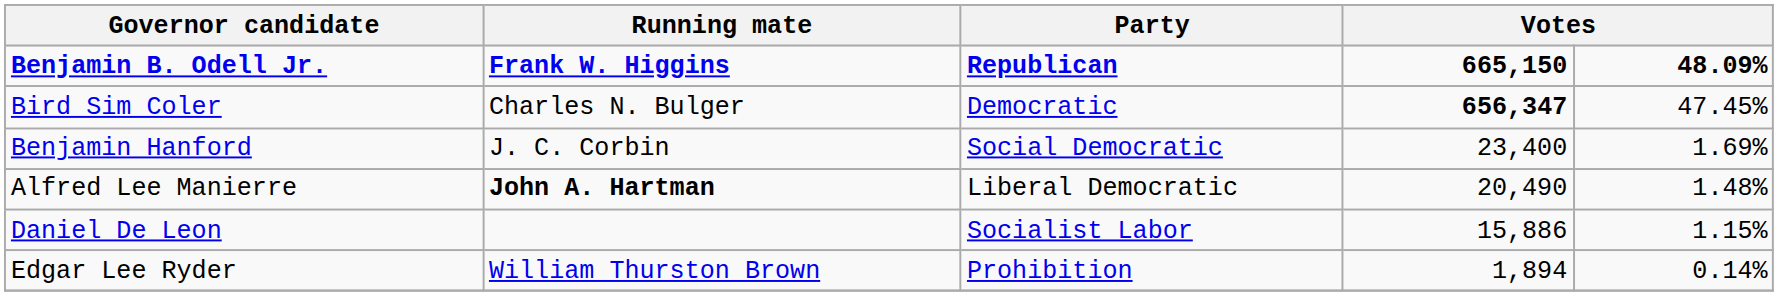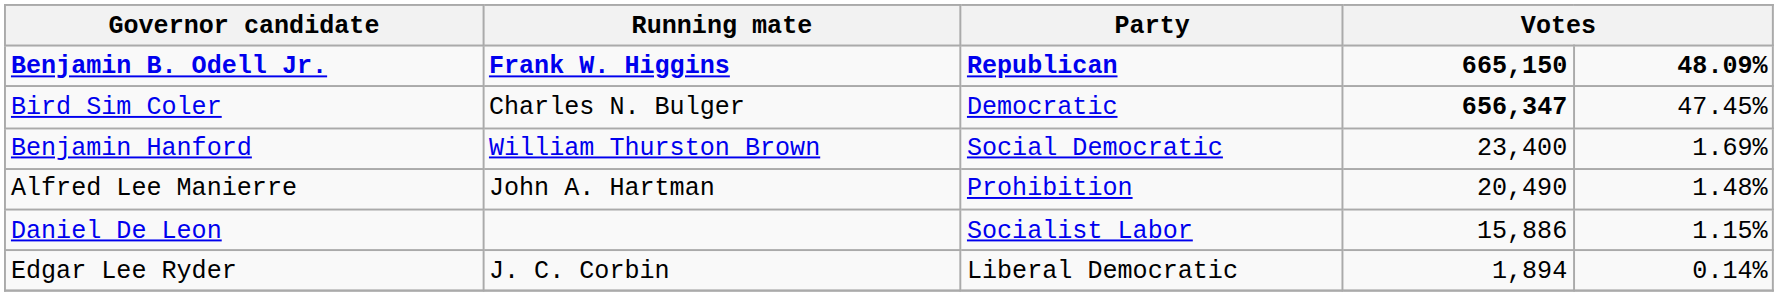(579, 148) J. C. Corbin -> (655, 148) William Thurston Brown
(602, 189) bold -> (602, 189) normal
(1102, 189) Liberal Democratic -> (1050, 189) Prohibition
(655, 271) William Thurston Brown -> (579, 271) J. C. Corbin
(1050, 271) Prohibition -> (1102, 271) Liberal Democratic
